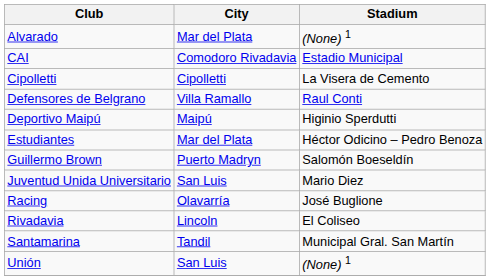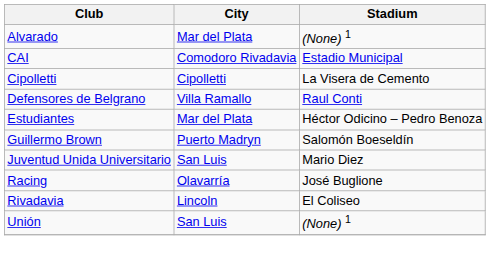- row: (54, 119)
- row: (44, 241)
